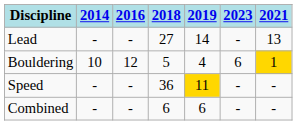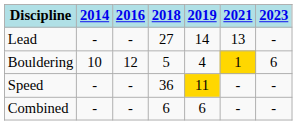columns swapped: (274, 16) <-> (238, 16)
